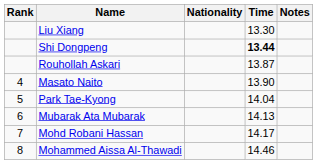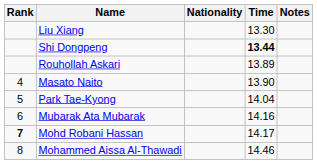(261, 64) 13.87 -> (261, 64) 13.89
(261, 116) 14.13 -> (261, 116) 14.16
(20, 133) normal -> (20, 133) bold
